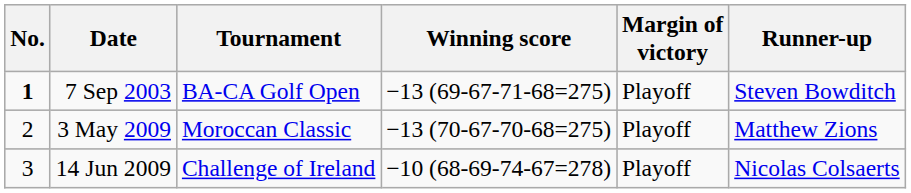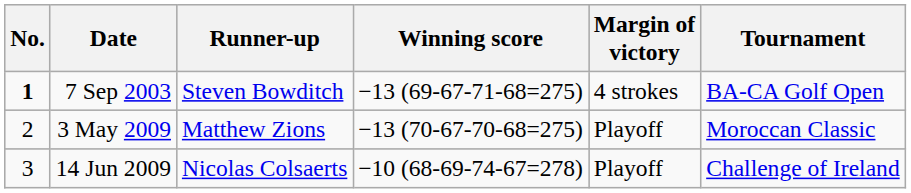columns swapped: (279, 38) <-> (817, 38)
(656, 90) Playoff -> (636, 90) 4 strokes
